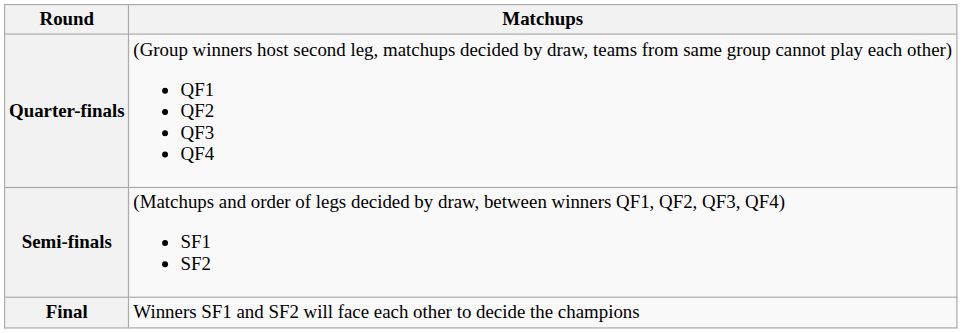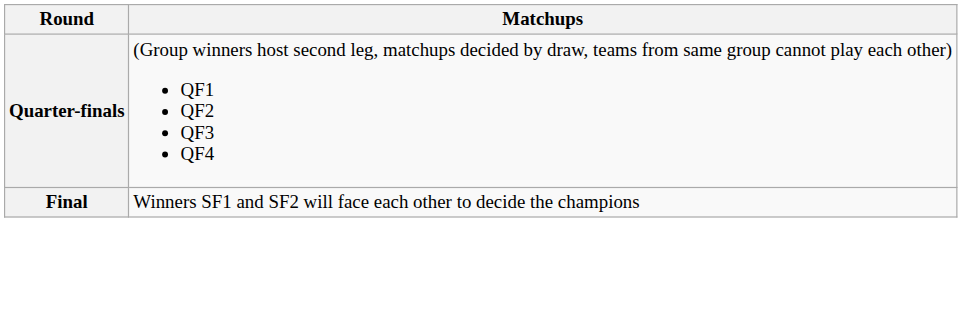- row: (67, 242)
